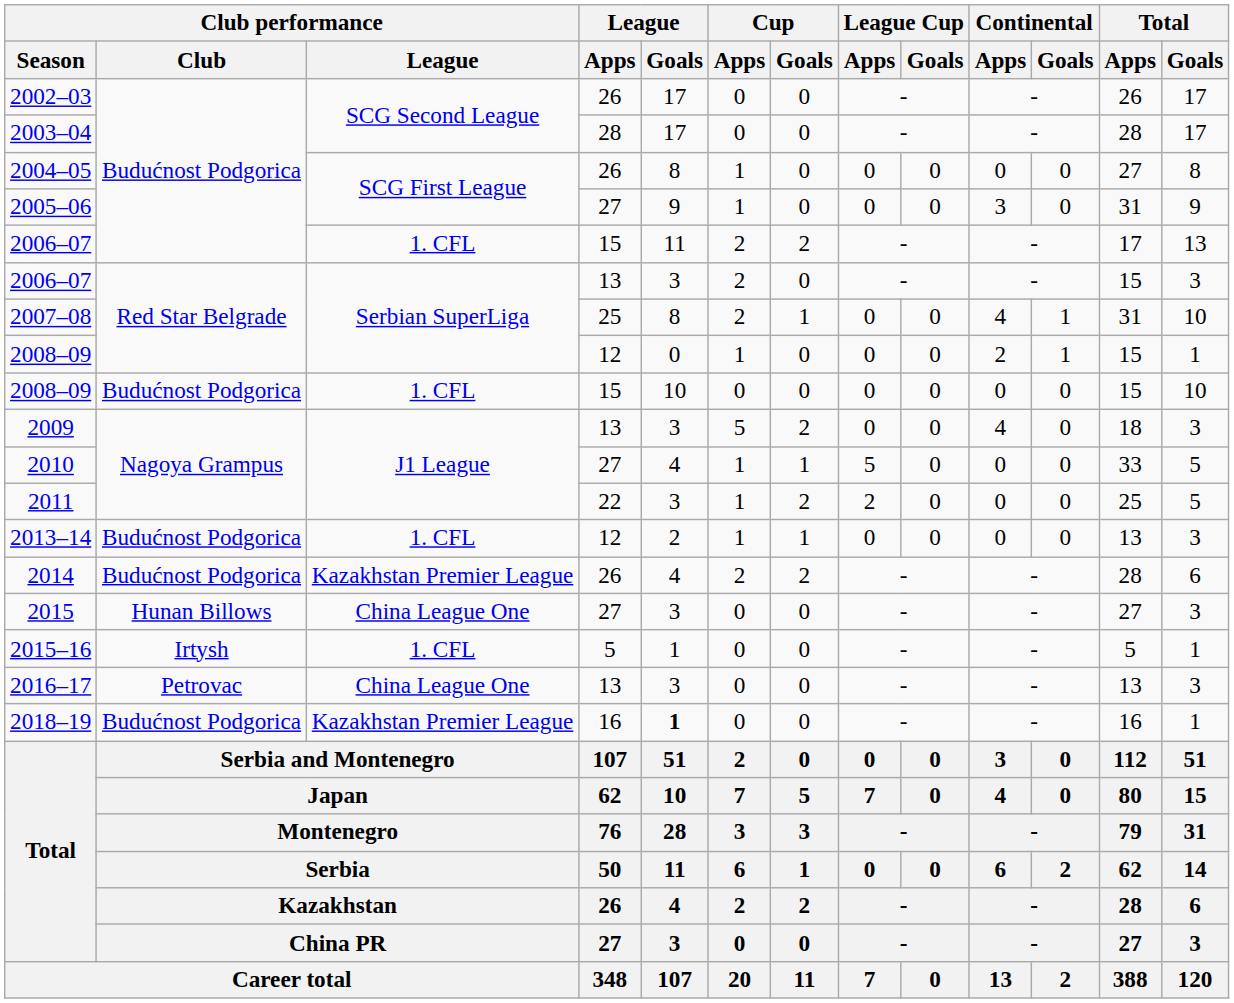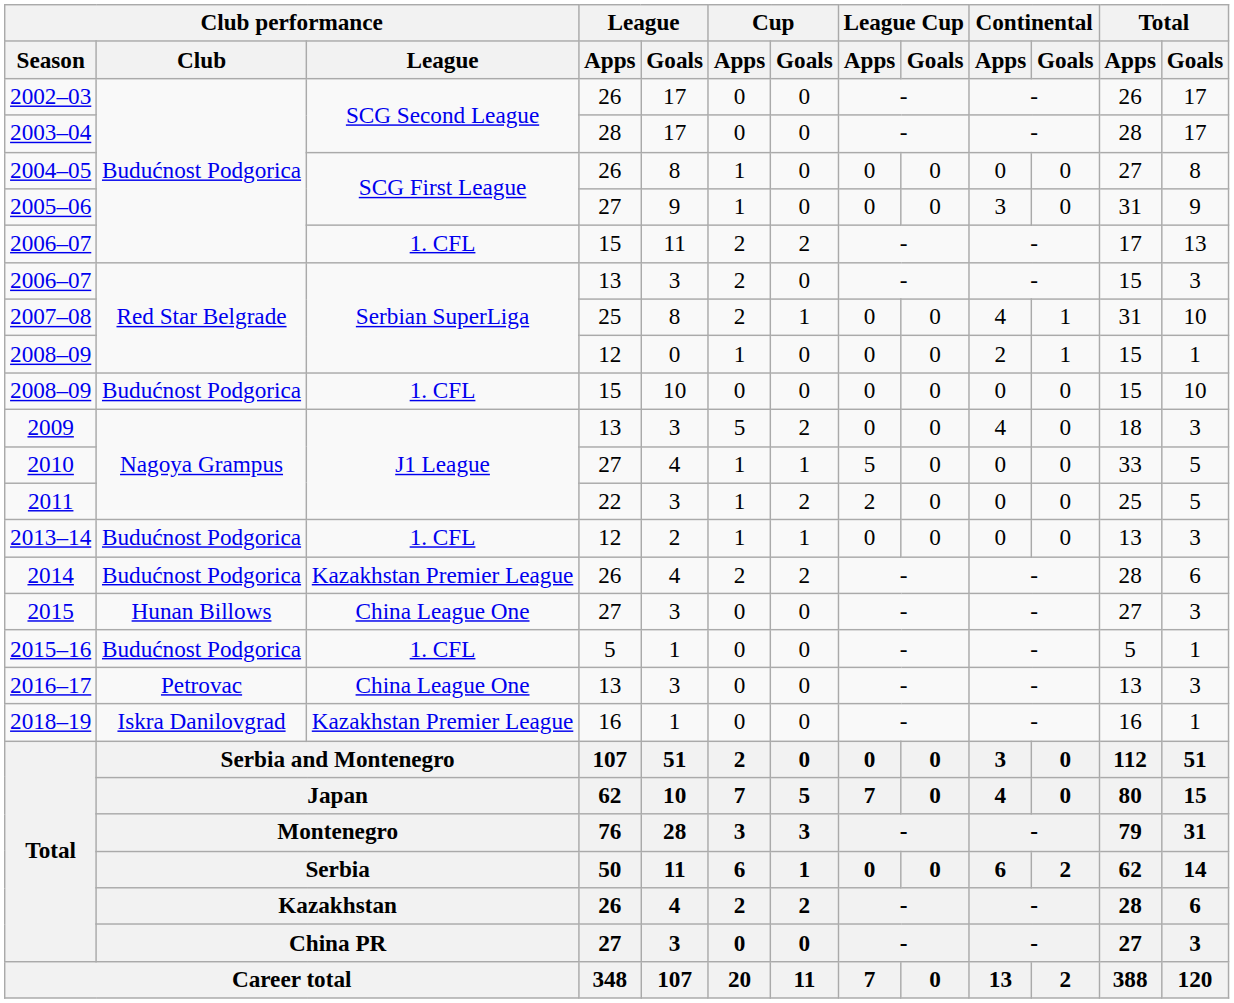(202, 648) Irtysh -> (202, 648) Budućnost Podgorica
(202, 721) Budućnost Podgorica -> (202, 721) Iskra Danilovgrad
(675, 721) bold -> (675, 721) normal
